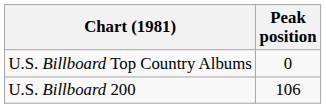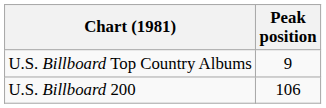(288, 63) 0 -> (288, 63) 9
